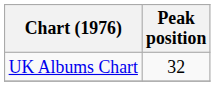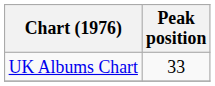(176, 66) 32 -> (176, 66) 33
